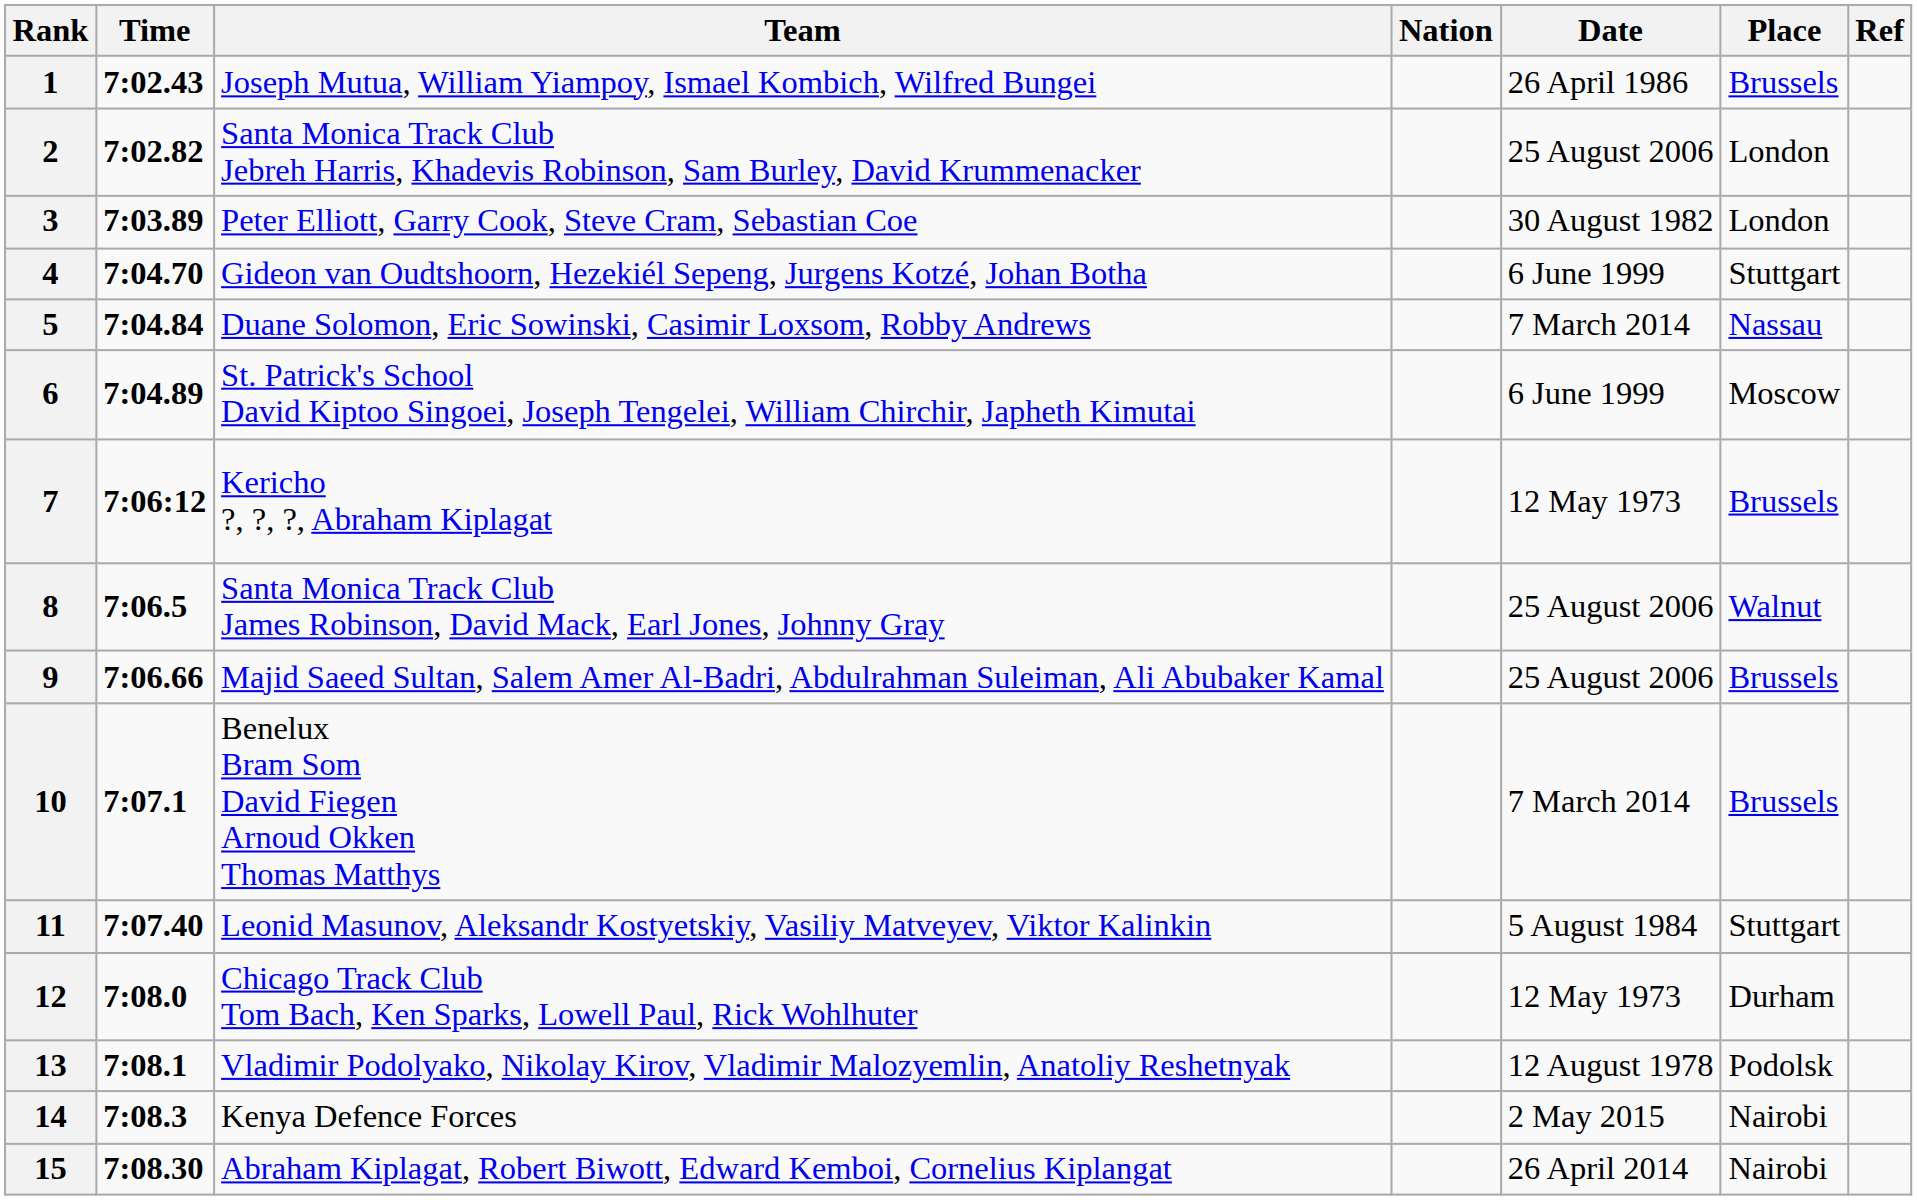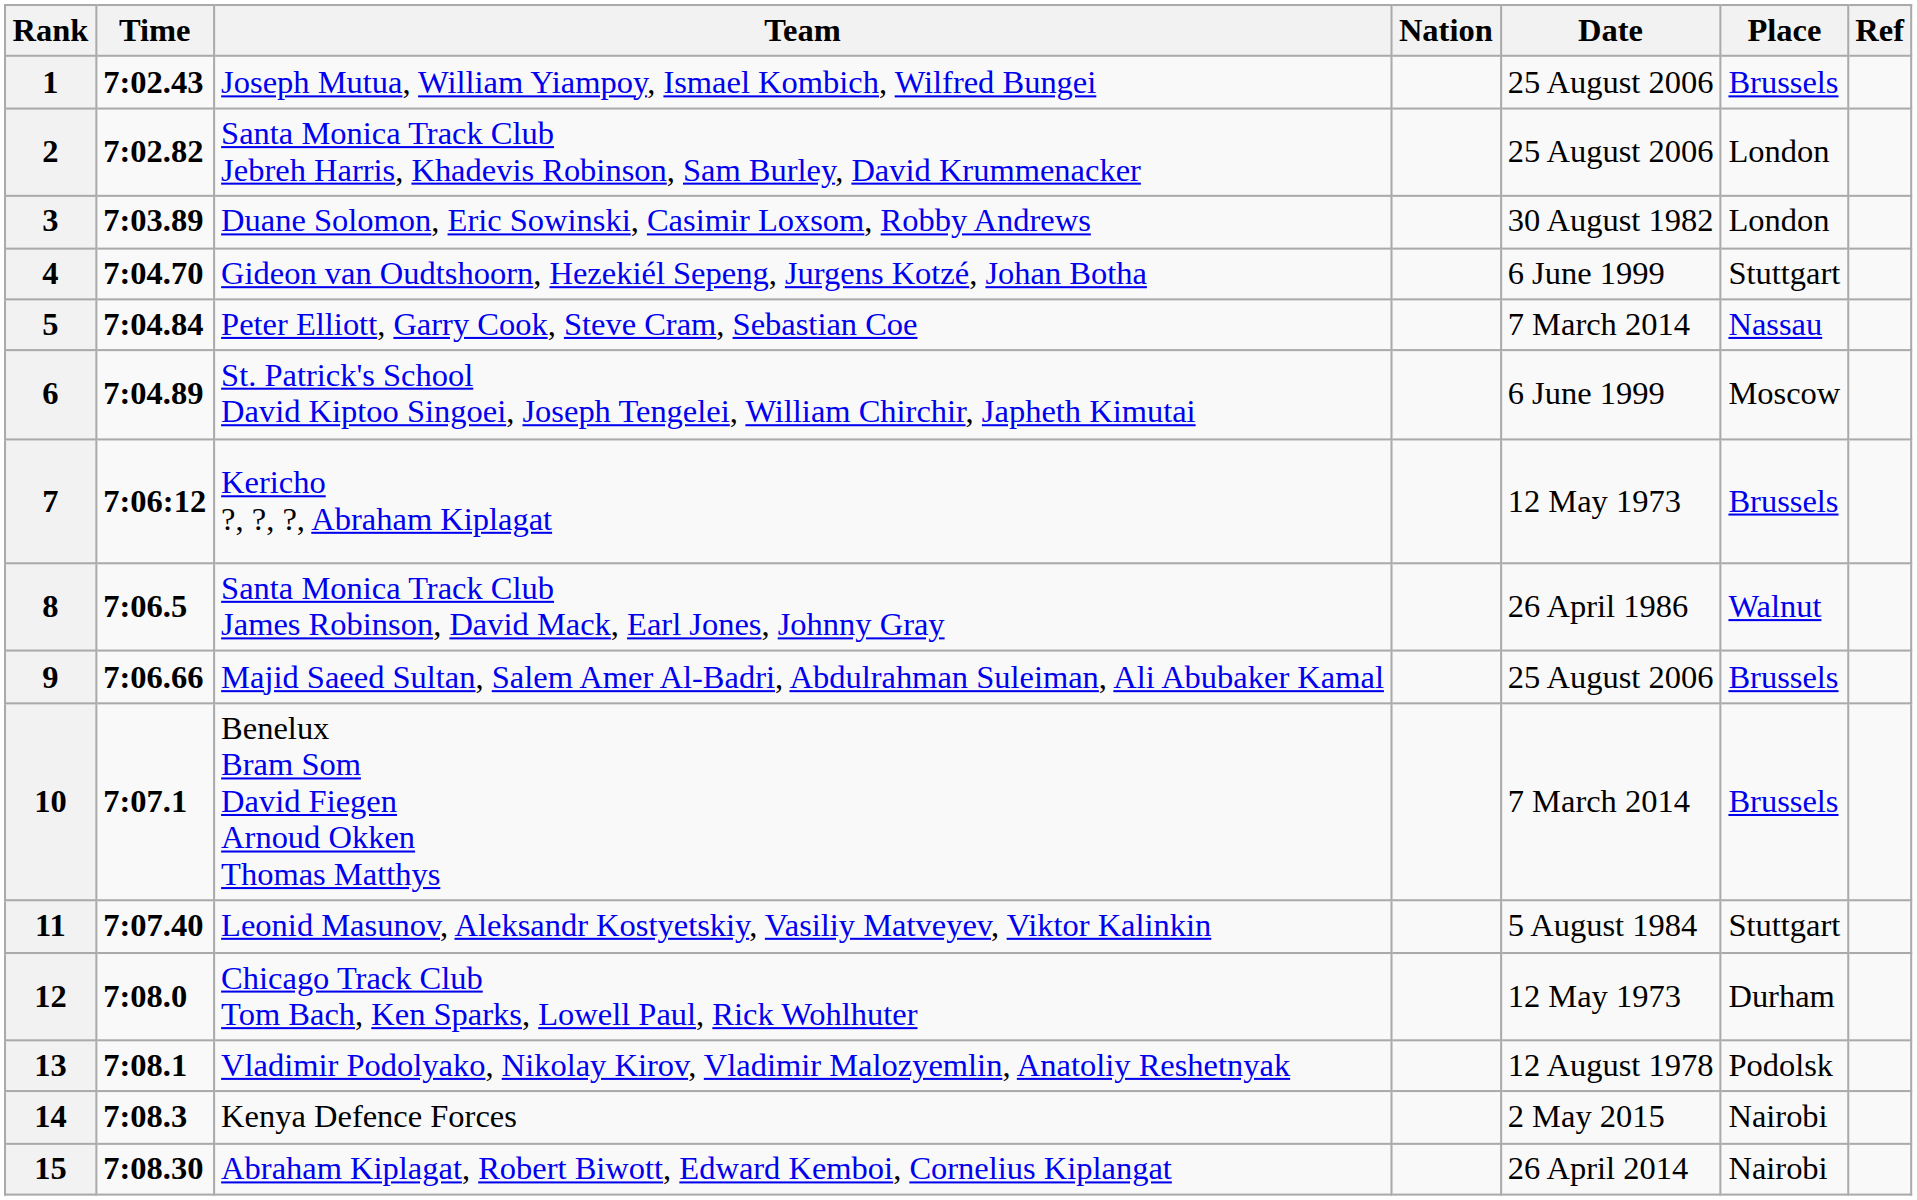(1598, 81) 26 April 1986 -> (1611, 81) 25 August 2006
(569, 221) Peter Elliott, Garry Cook, Steve Cram, Sebastian Coe -> (656, 221) Duane Solomon, Eric Sowinski, Casimir Loxsom, Robby Andrews
(656, 324) Duane Solomon, Eric Sowinski, Casimir Loxsom, Robby Andrews -> (569, 324) Peter Elliott, Garry Cook, Steve Cram, Sebastian Coe
(1611, 606) 25 August 2006 -> (1598, 606) 26 April 1986
